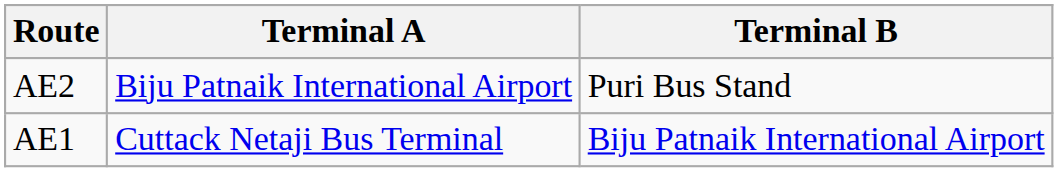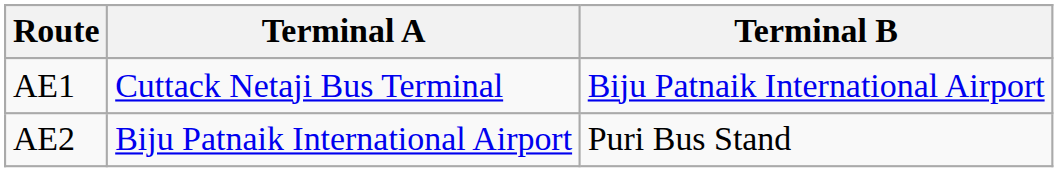rows swapped: (44, 138) <-> (44, 85)
